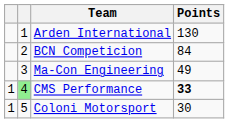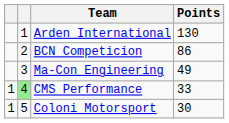(184, 52) 84 -> (184, 52) 86
(184, 90) bold -> (184, 90) normal
